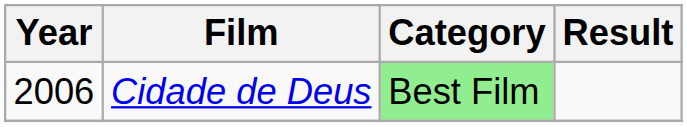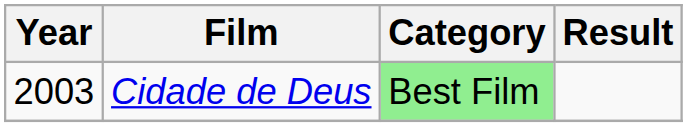(54, 90) 2006 -> (54, 90) 2003
